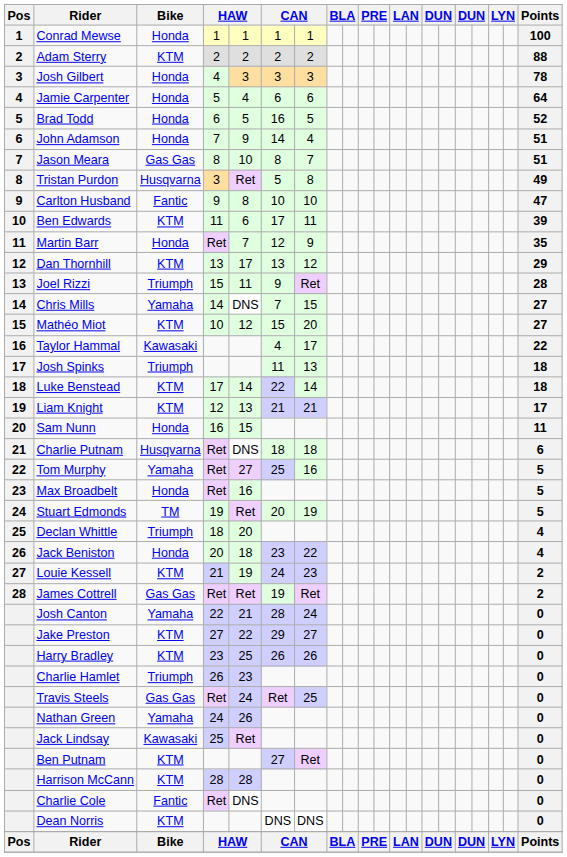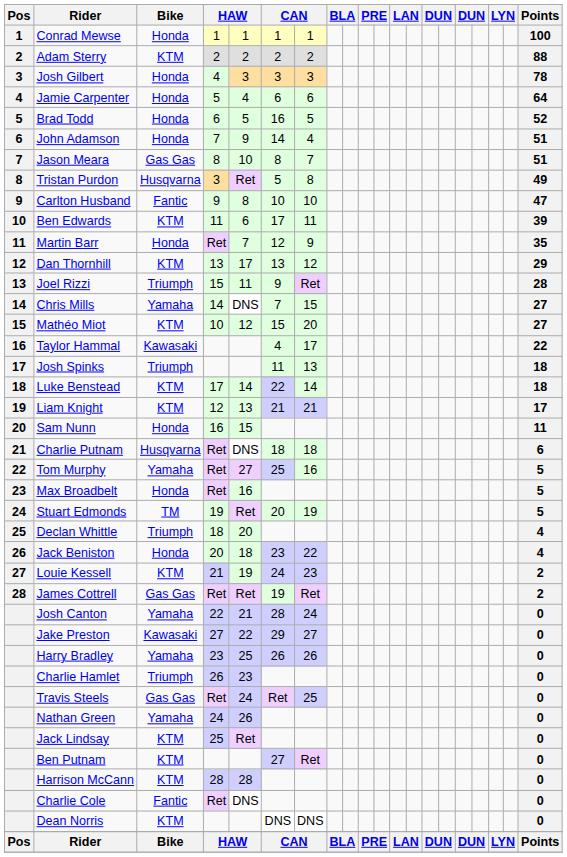(170, 635) KTM -> (170, 635) Kawasaki
(170, 655) KTM -> (170, 655) Yamaha
(170, 738) Kawasaki -> (170, 738) KTM
